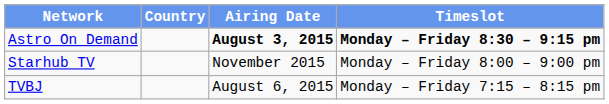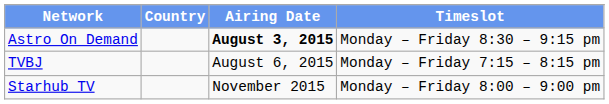(470, 40) bold -> (470, 40) normal
rows swapped: (25, 87) <-> (51, 63)
